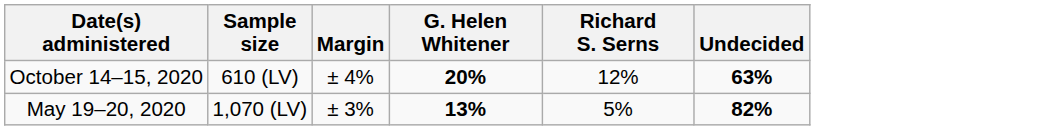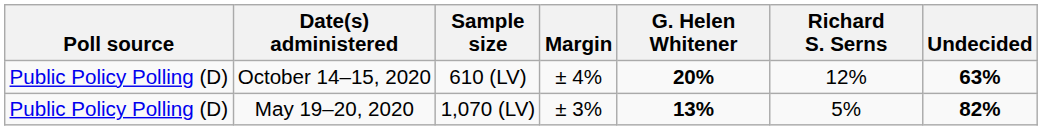+ column: (119, 44)
